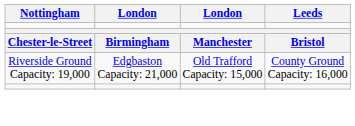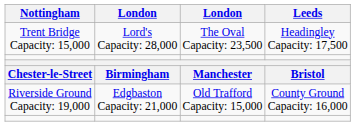+ row: (50, 38)
